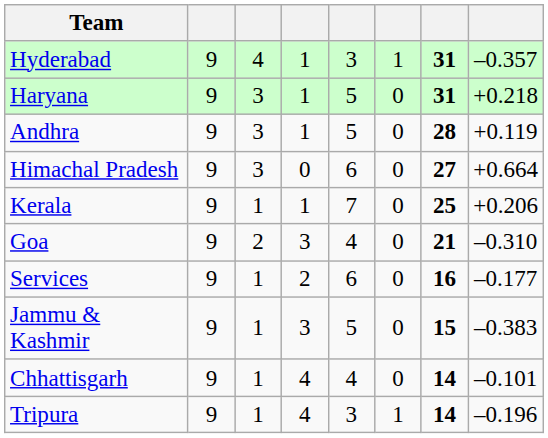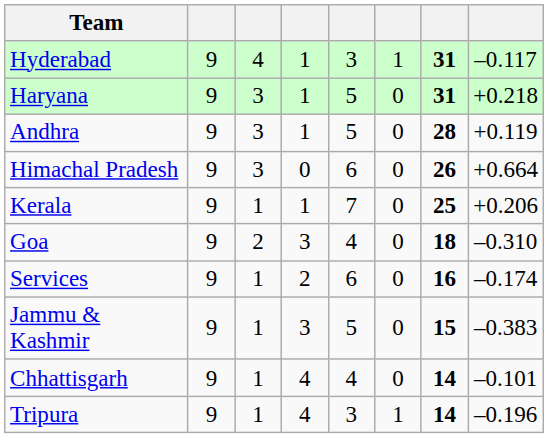(506, 59) –0.357 -> (506, 59) –0.117
(445, 168) 27 -> (445, 168) 26
(445, 242) 21 -> (445, 242) 18
(506, 278) –0.177 -> (506, 278) –0.174
